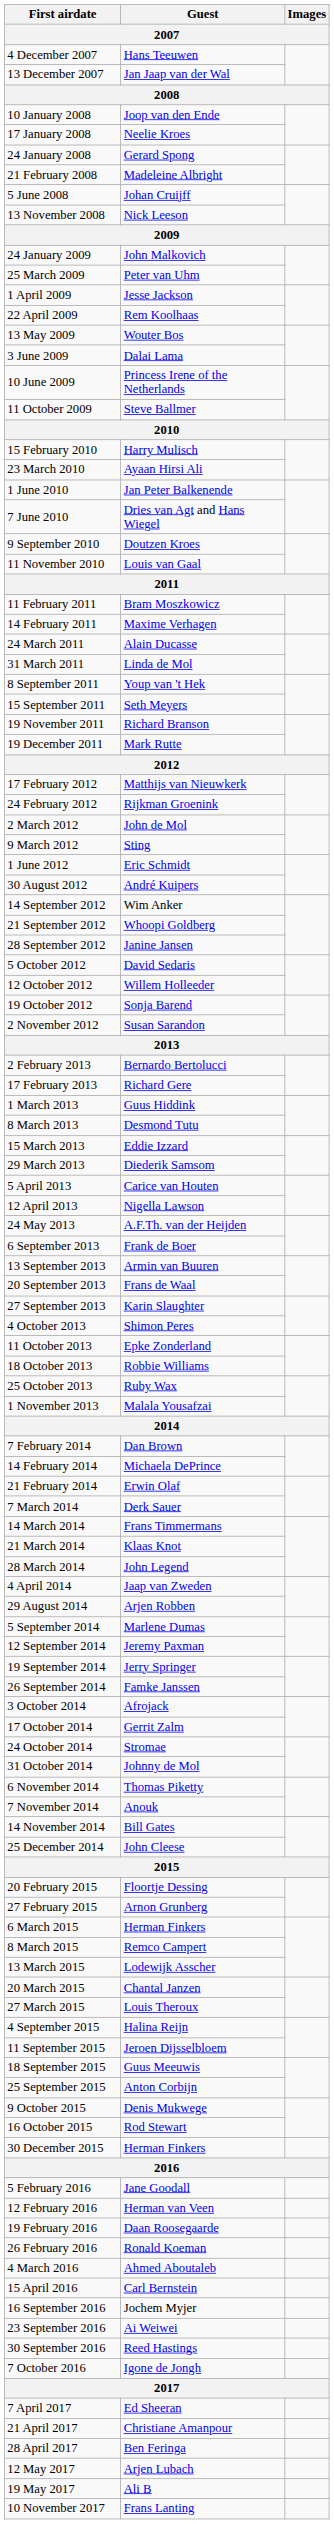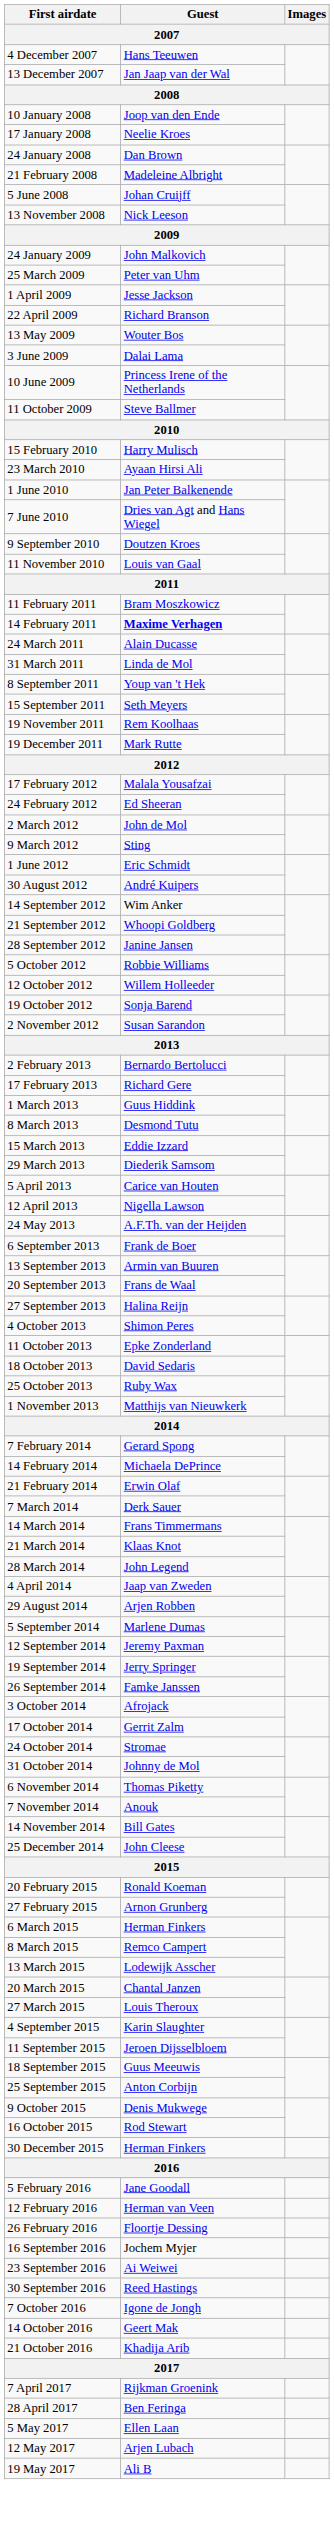(159, 154) Gerard Spong -> (153, 154) Dan Brown
(161, 315) Rem Koolhaas -> (166, 315) Richard Branson
(170, 624) normal -> (173, 624) bold
(166, 724) Richard Branson -> (161, 724) Rem Koolhaas
(185, 784) Matthijs van Nieuwkerk -> (168, 784) Malala Yousafzai
(171, 804) Rijkman Groenink -> (153, 804) Ed Sheeran
(159, 965) David Sedaris -> (166, 965) Robbie Williams
(164, 1305) Karin Slaughter -> (156, 1305) Halina Reijn
(166, 1366) Robbie Williams -> (159, 1366) David Sedaris
(168, 1406) Malala Yousafzai -> (185, 1406) Matthijs van Nieuwkerk
(153, 1446) Dan Brown -> (159, 1446) Gerard Spong
(166, 1887) Floortje Dessing -> (165, 1887) Ronald Koeman
(156, 2027) Halina Reijn -> (164, 2027) Karin Slaughter
- row: (52, 2228)
(165, 2248) Ronald Koeman -> (166, 2228) Floortje Dessing
- row: (43, 2268)
- row: (42, 2288)
+ row: (50, 2328)
+ row: (50, 2348)
(153, 2408) Ed Sheeran -> (171, 2388) Rijkman Groenink
- row: (42, 2428)
+ row: (38, 2428)
- row: (56, 2508)
